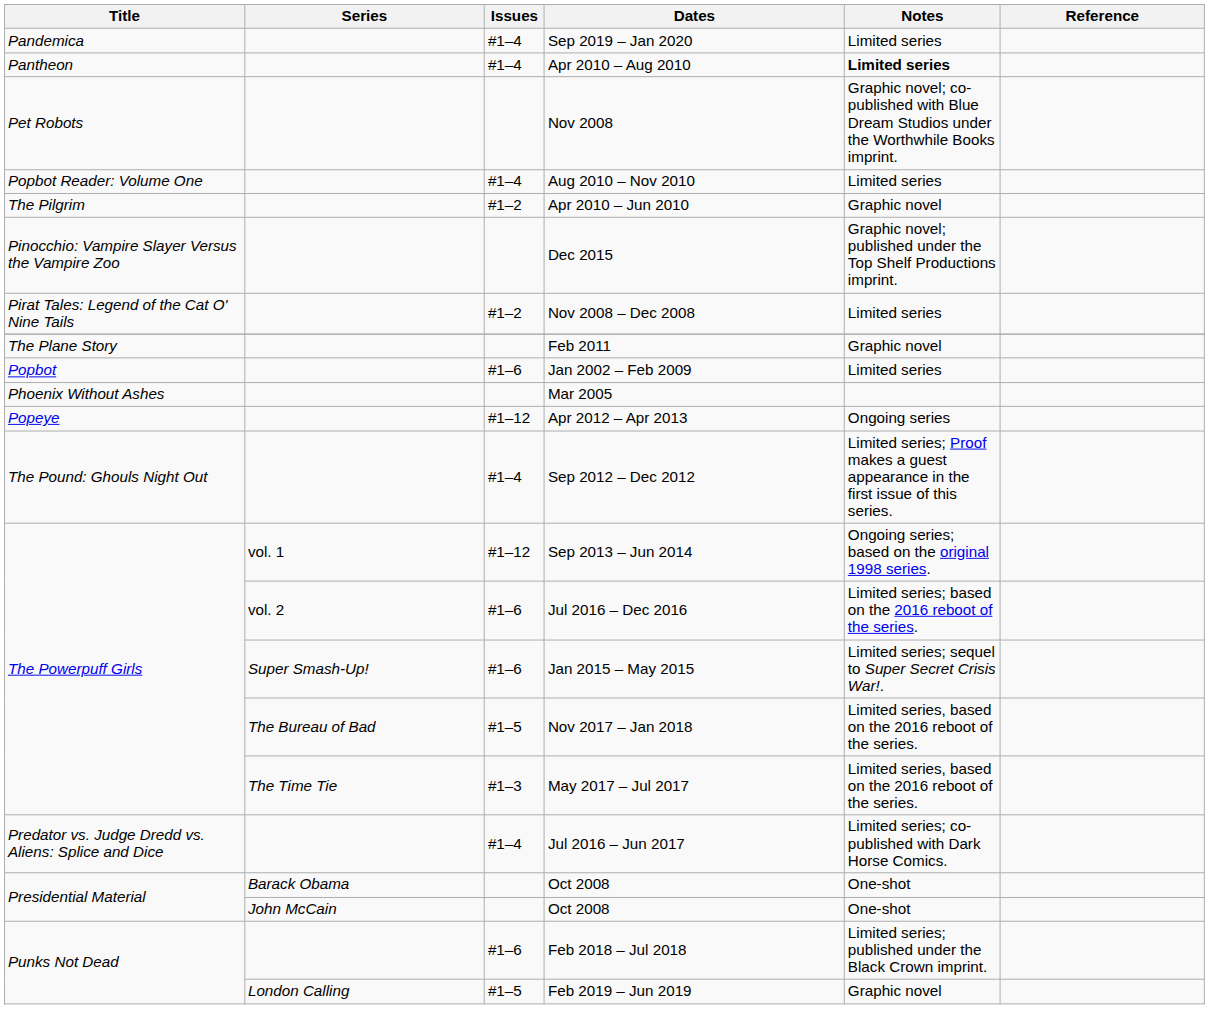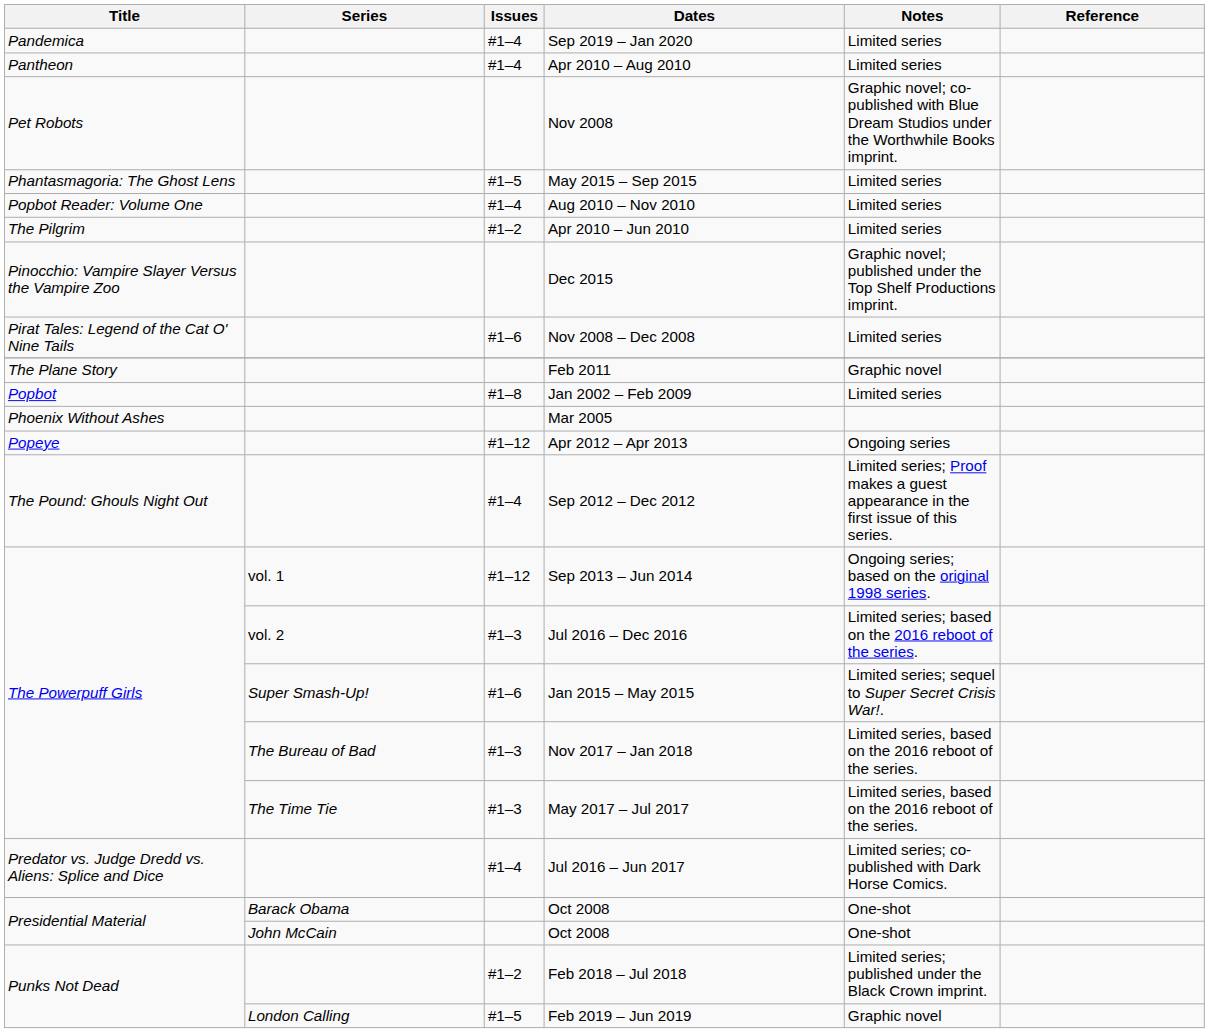(899, 64) bold -> (895, 64) normal
+ row: (364, 181)
(895, 205) Graphic novel -> (895, 229) Limited series
(505, 313) #1–2 -> (505, 337) #1–6
(505, 370) #1–6 -> (505, 394) #1–8
(505, 610) #1–6 -> (505, 634) #1–3
(505, 727) #1–5 -> (505, 751) #1–3
(505, 950) #1–6 -> (505, 974) #1–2
